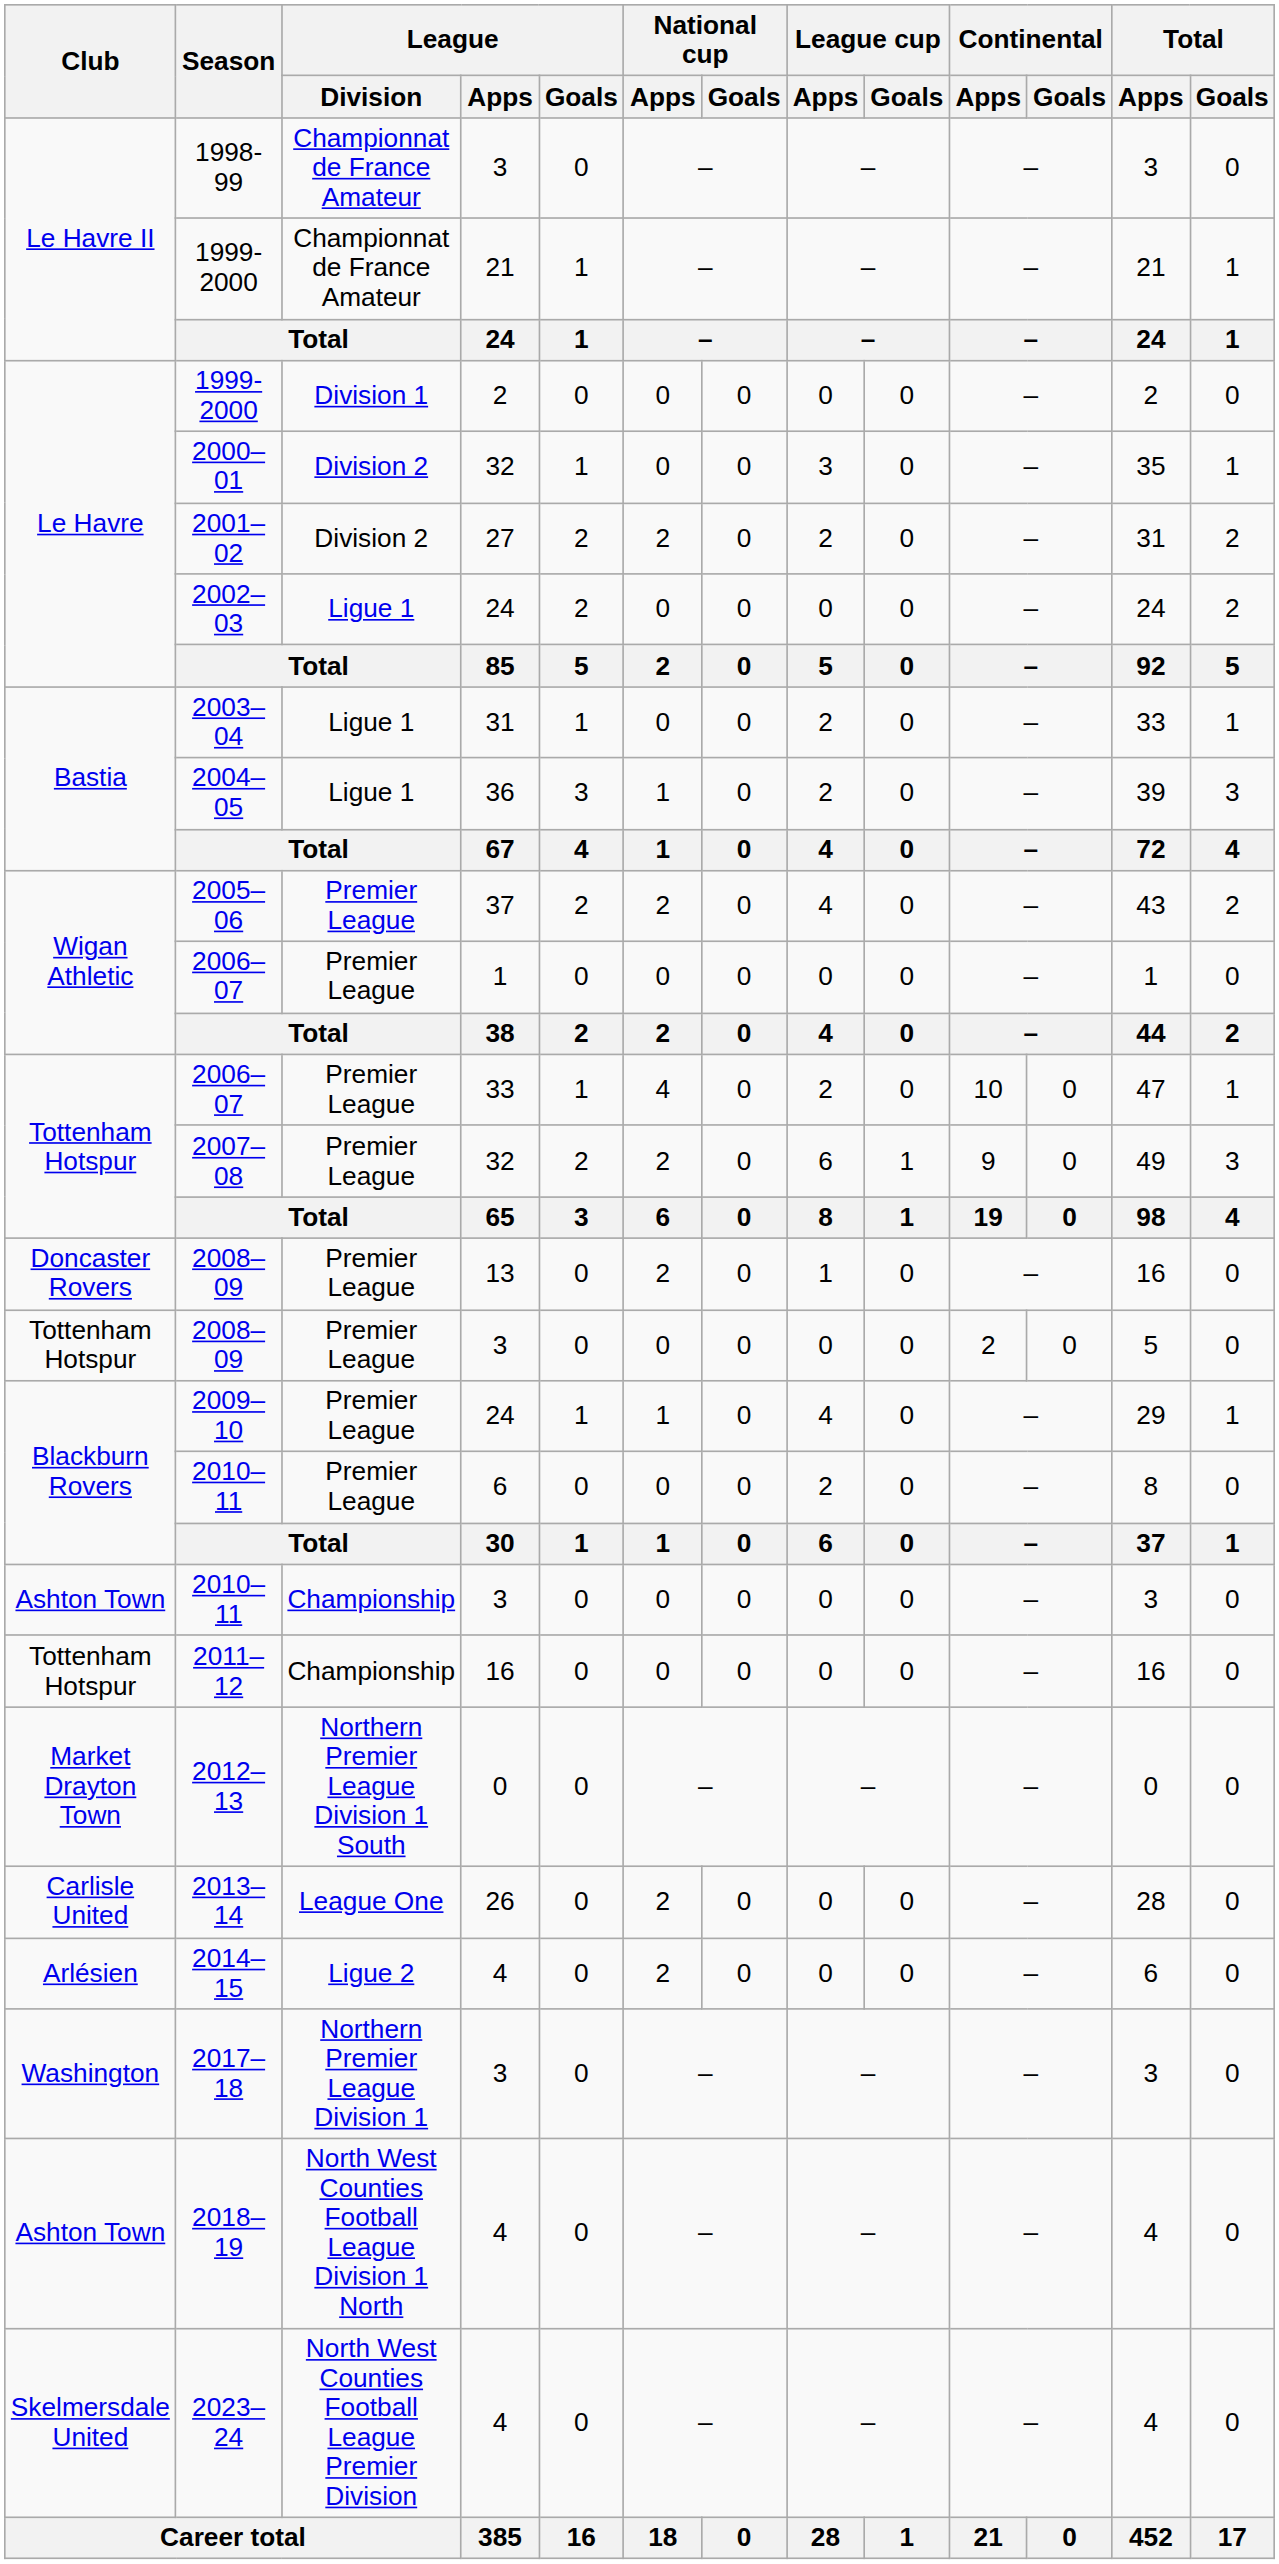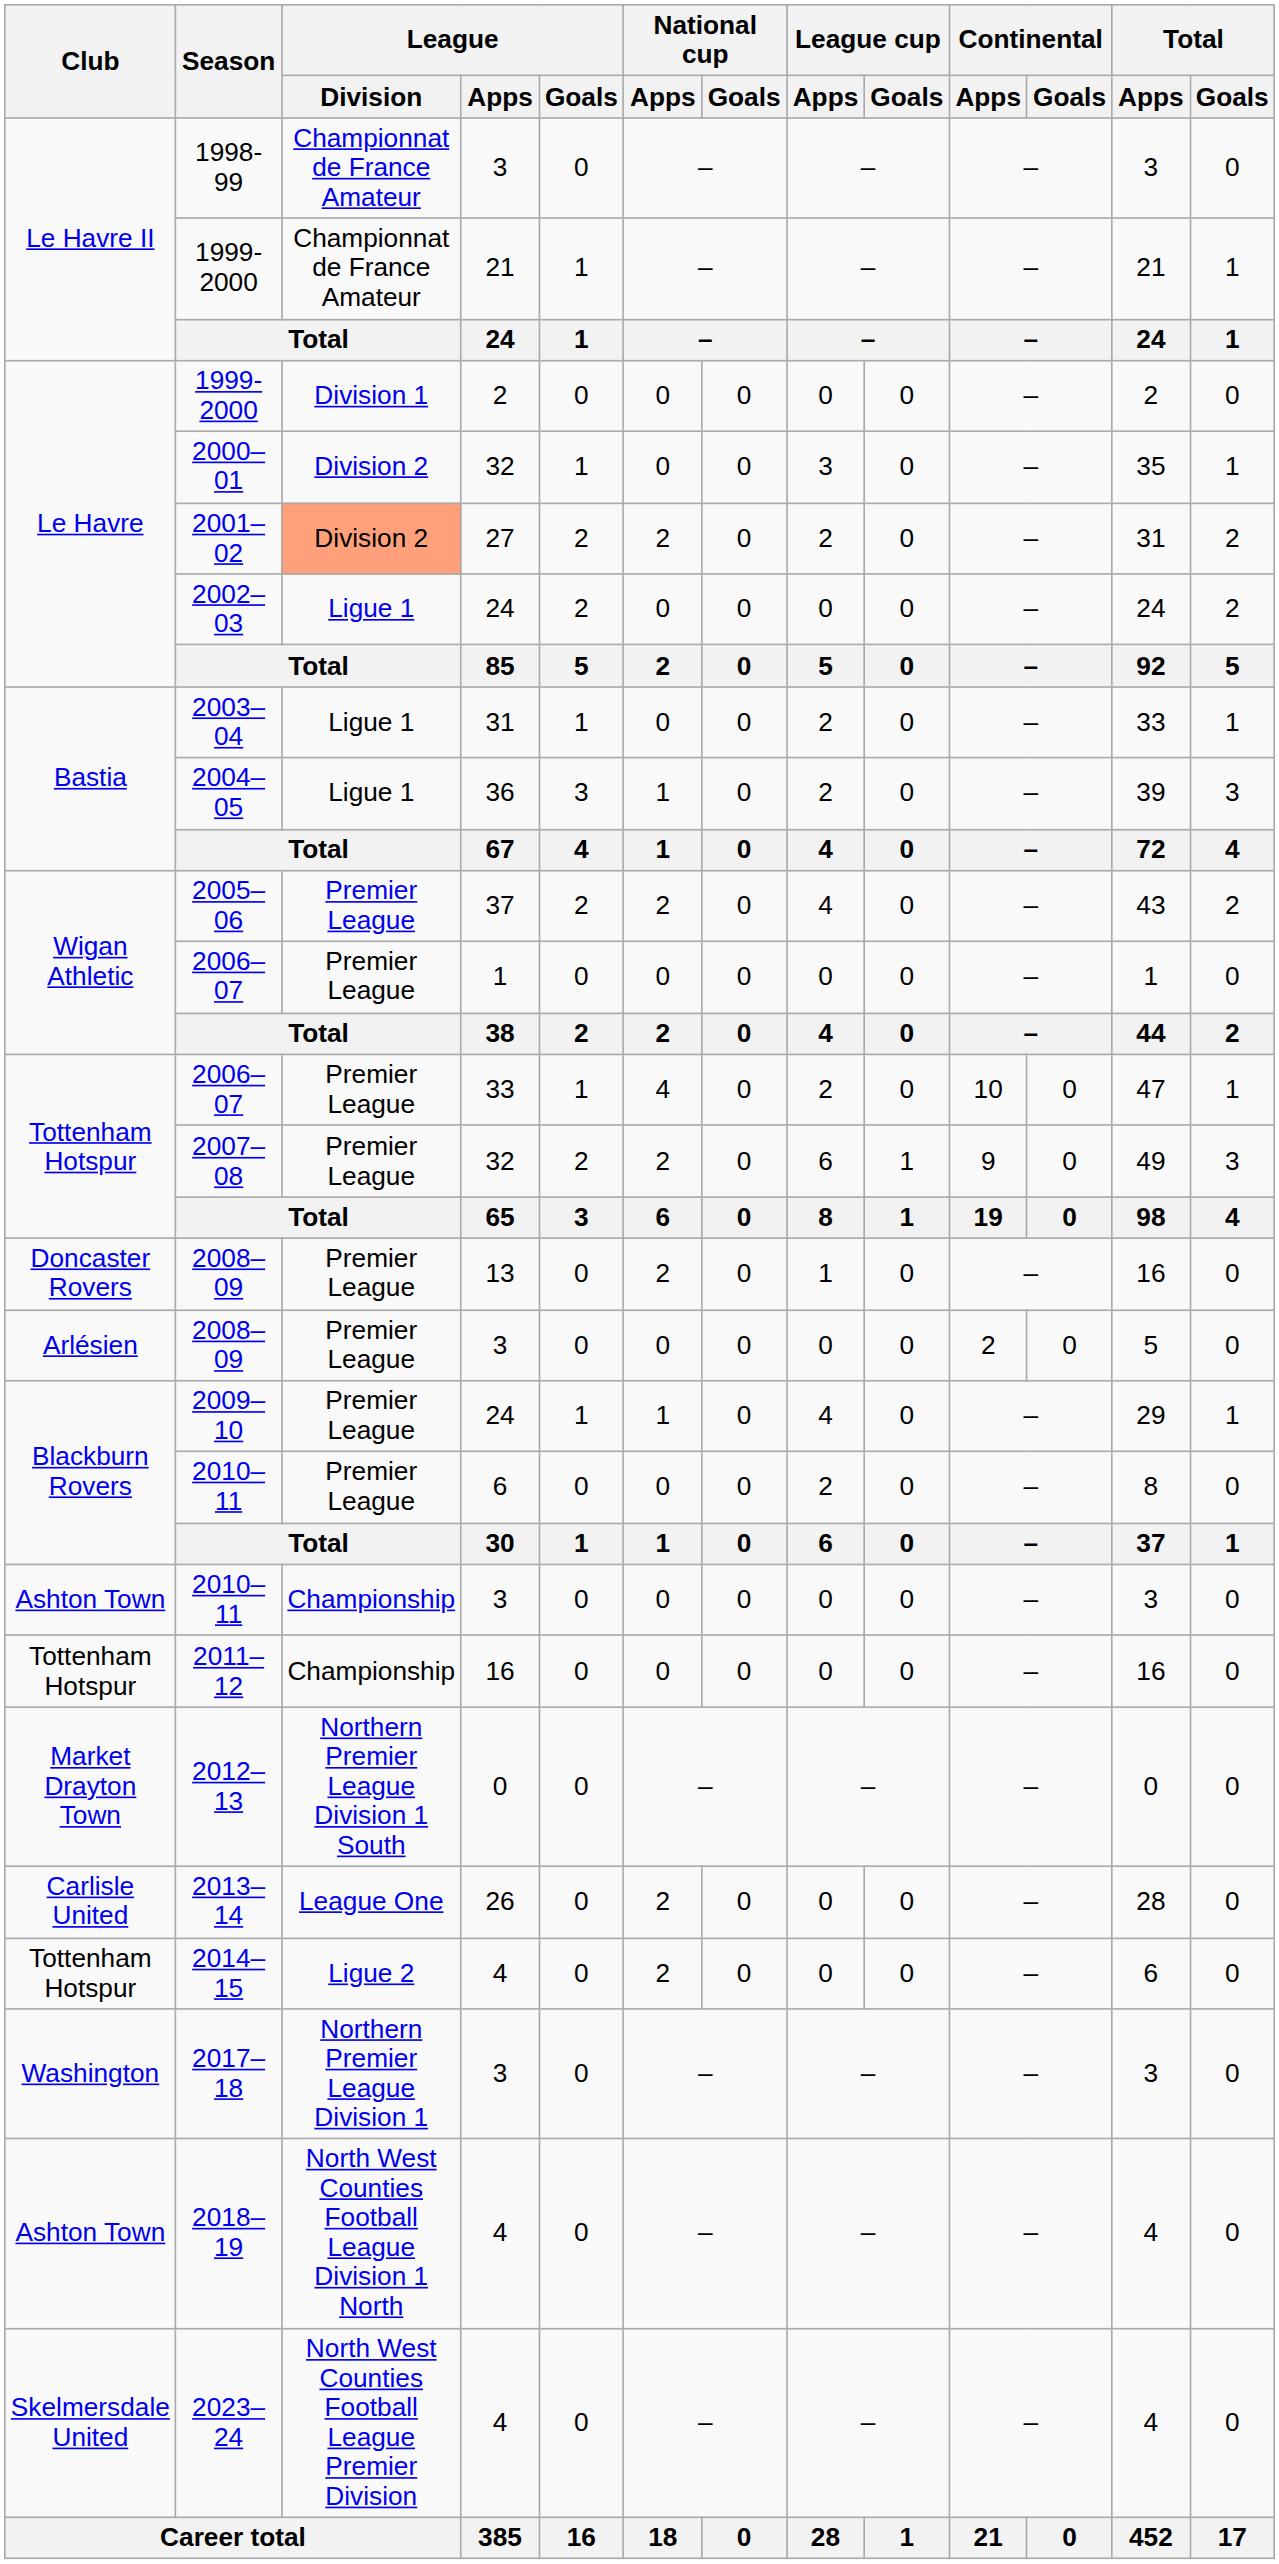(371, 538) no background -> (371, 538) lightsalmon background
(90, 1344) Tottenham Hotspur -> (90, 1344) Arlésien
(90, 1972) Arlésien -> (90, 1972) Tottenham Hotspur
